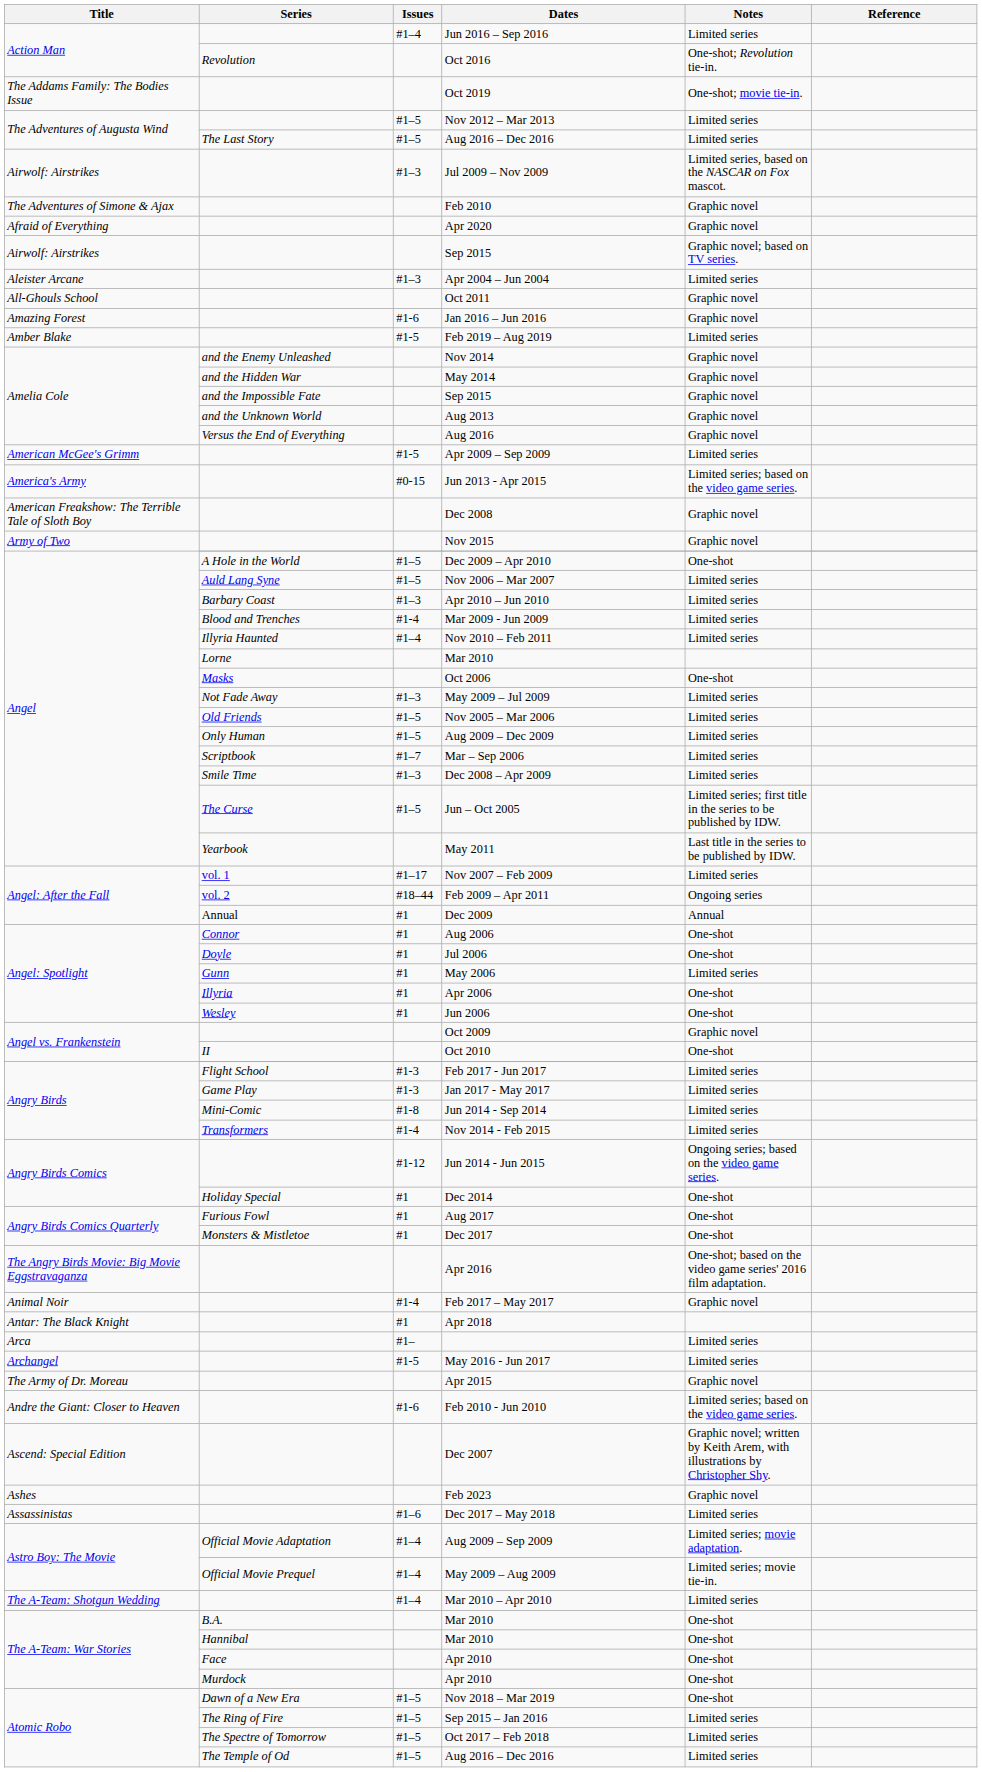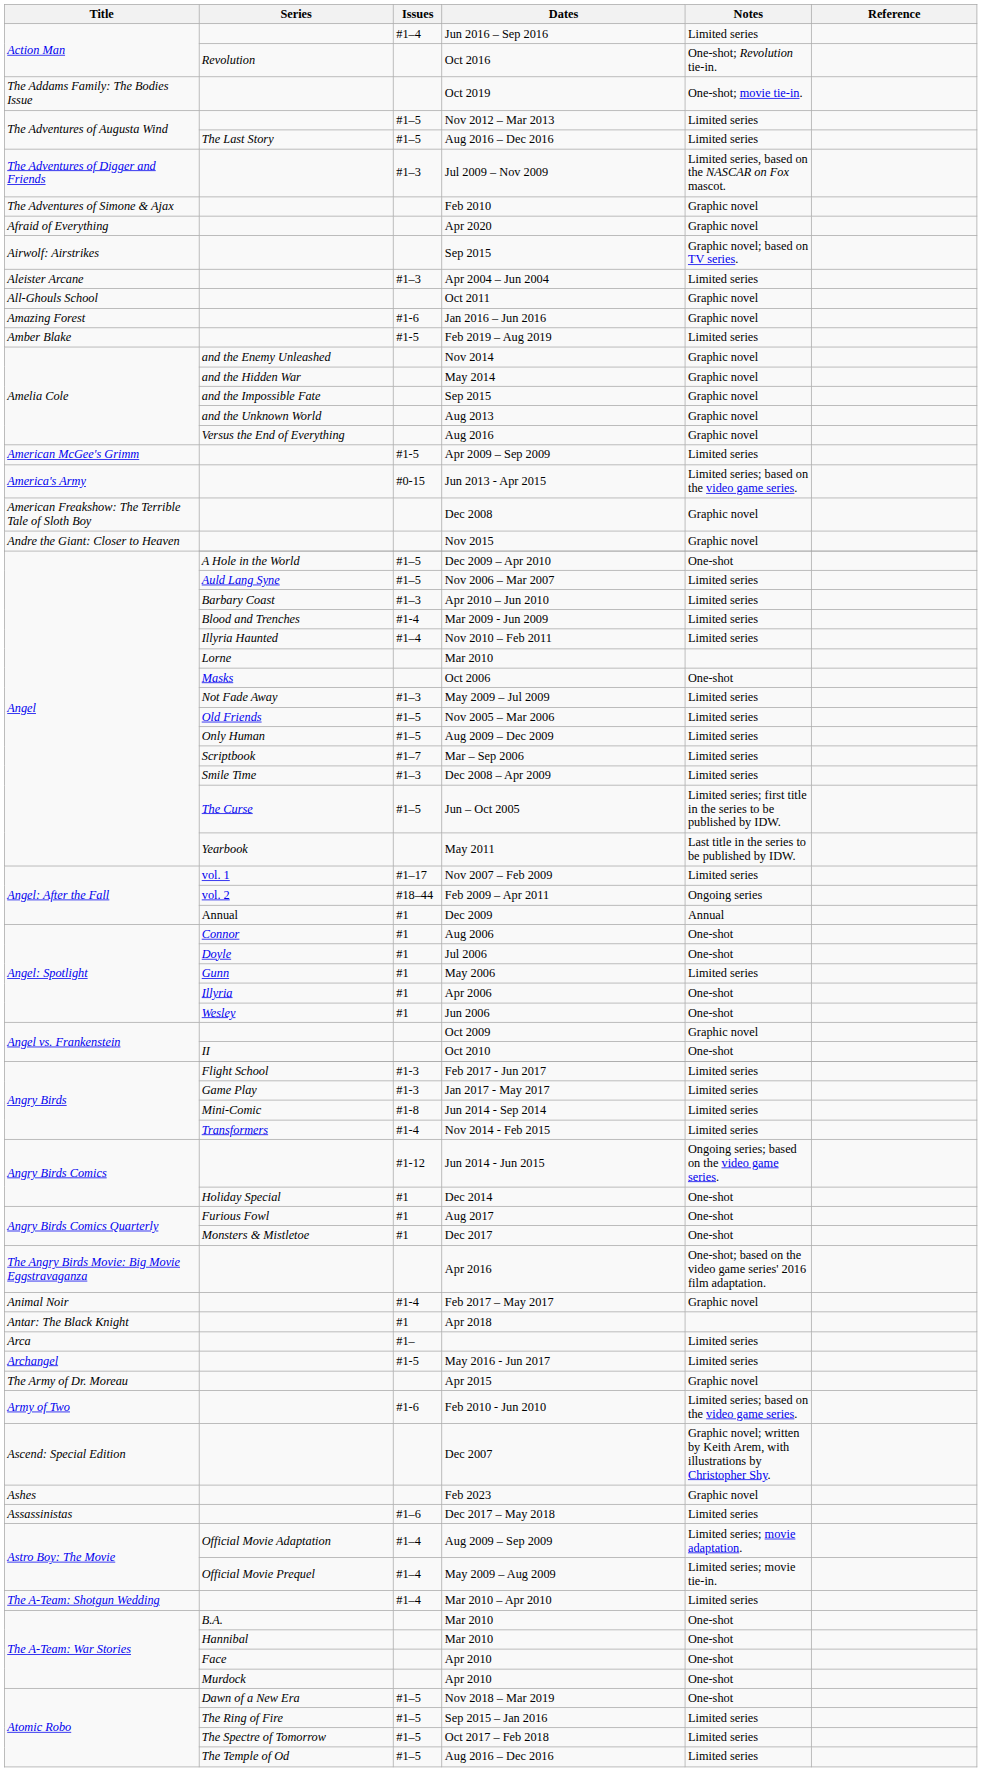(53, 173) Airwolf: Airstrikes -> (81, 173) The Adventures of Digger and Friends
(39, 541) Army of Two -> (93, 541) Andre the Giant: Closer to Heaven
(93, 1407) Andre the Giant: Closer to Heaven -> (39, 1407) Army of Two
